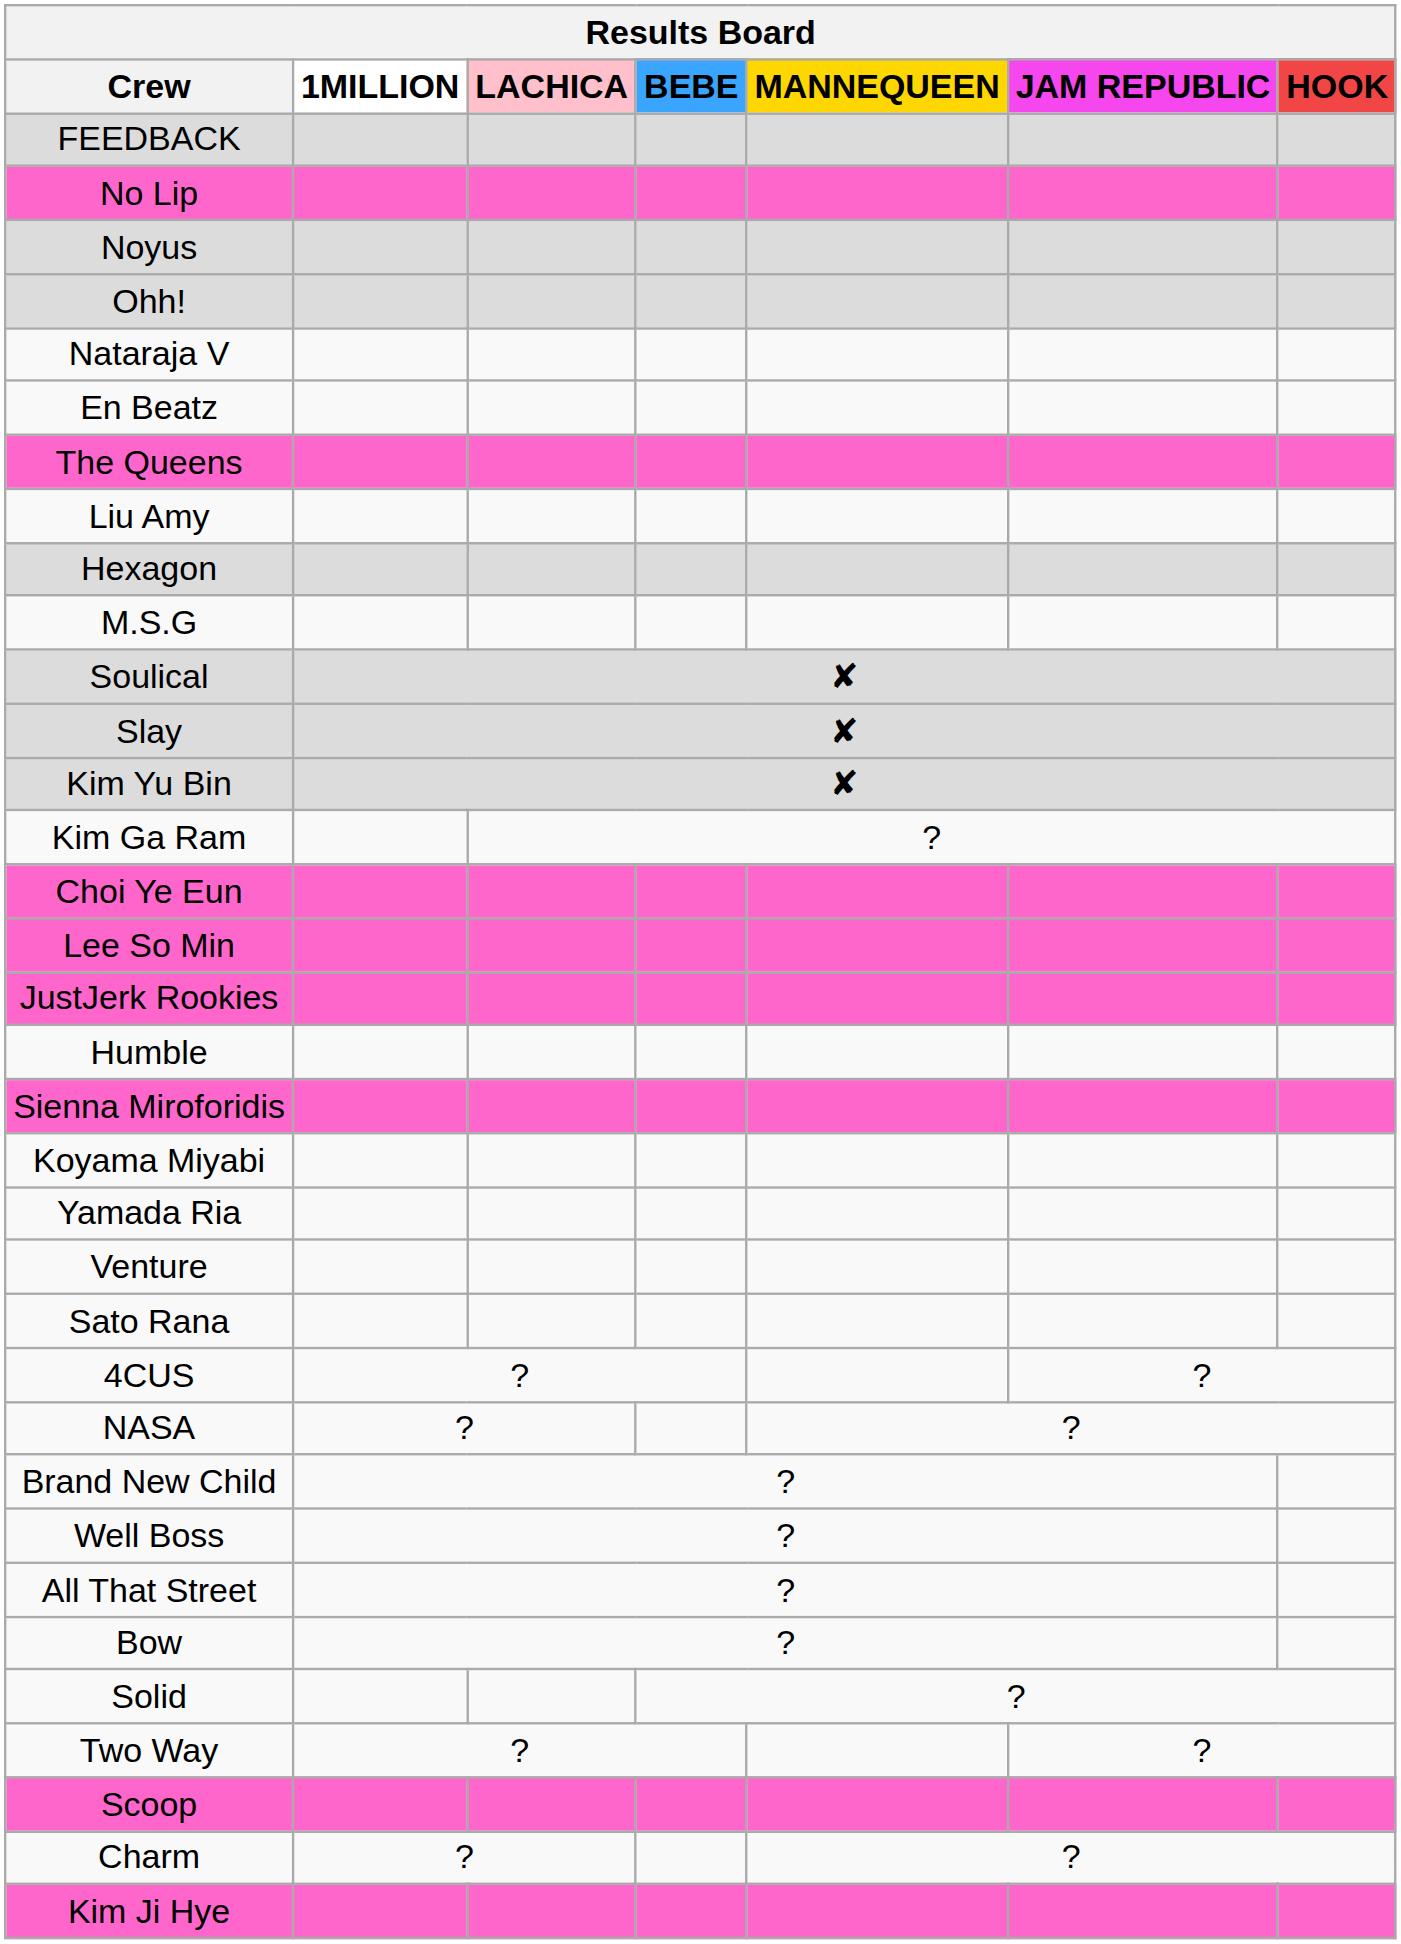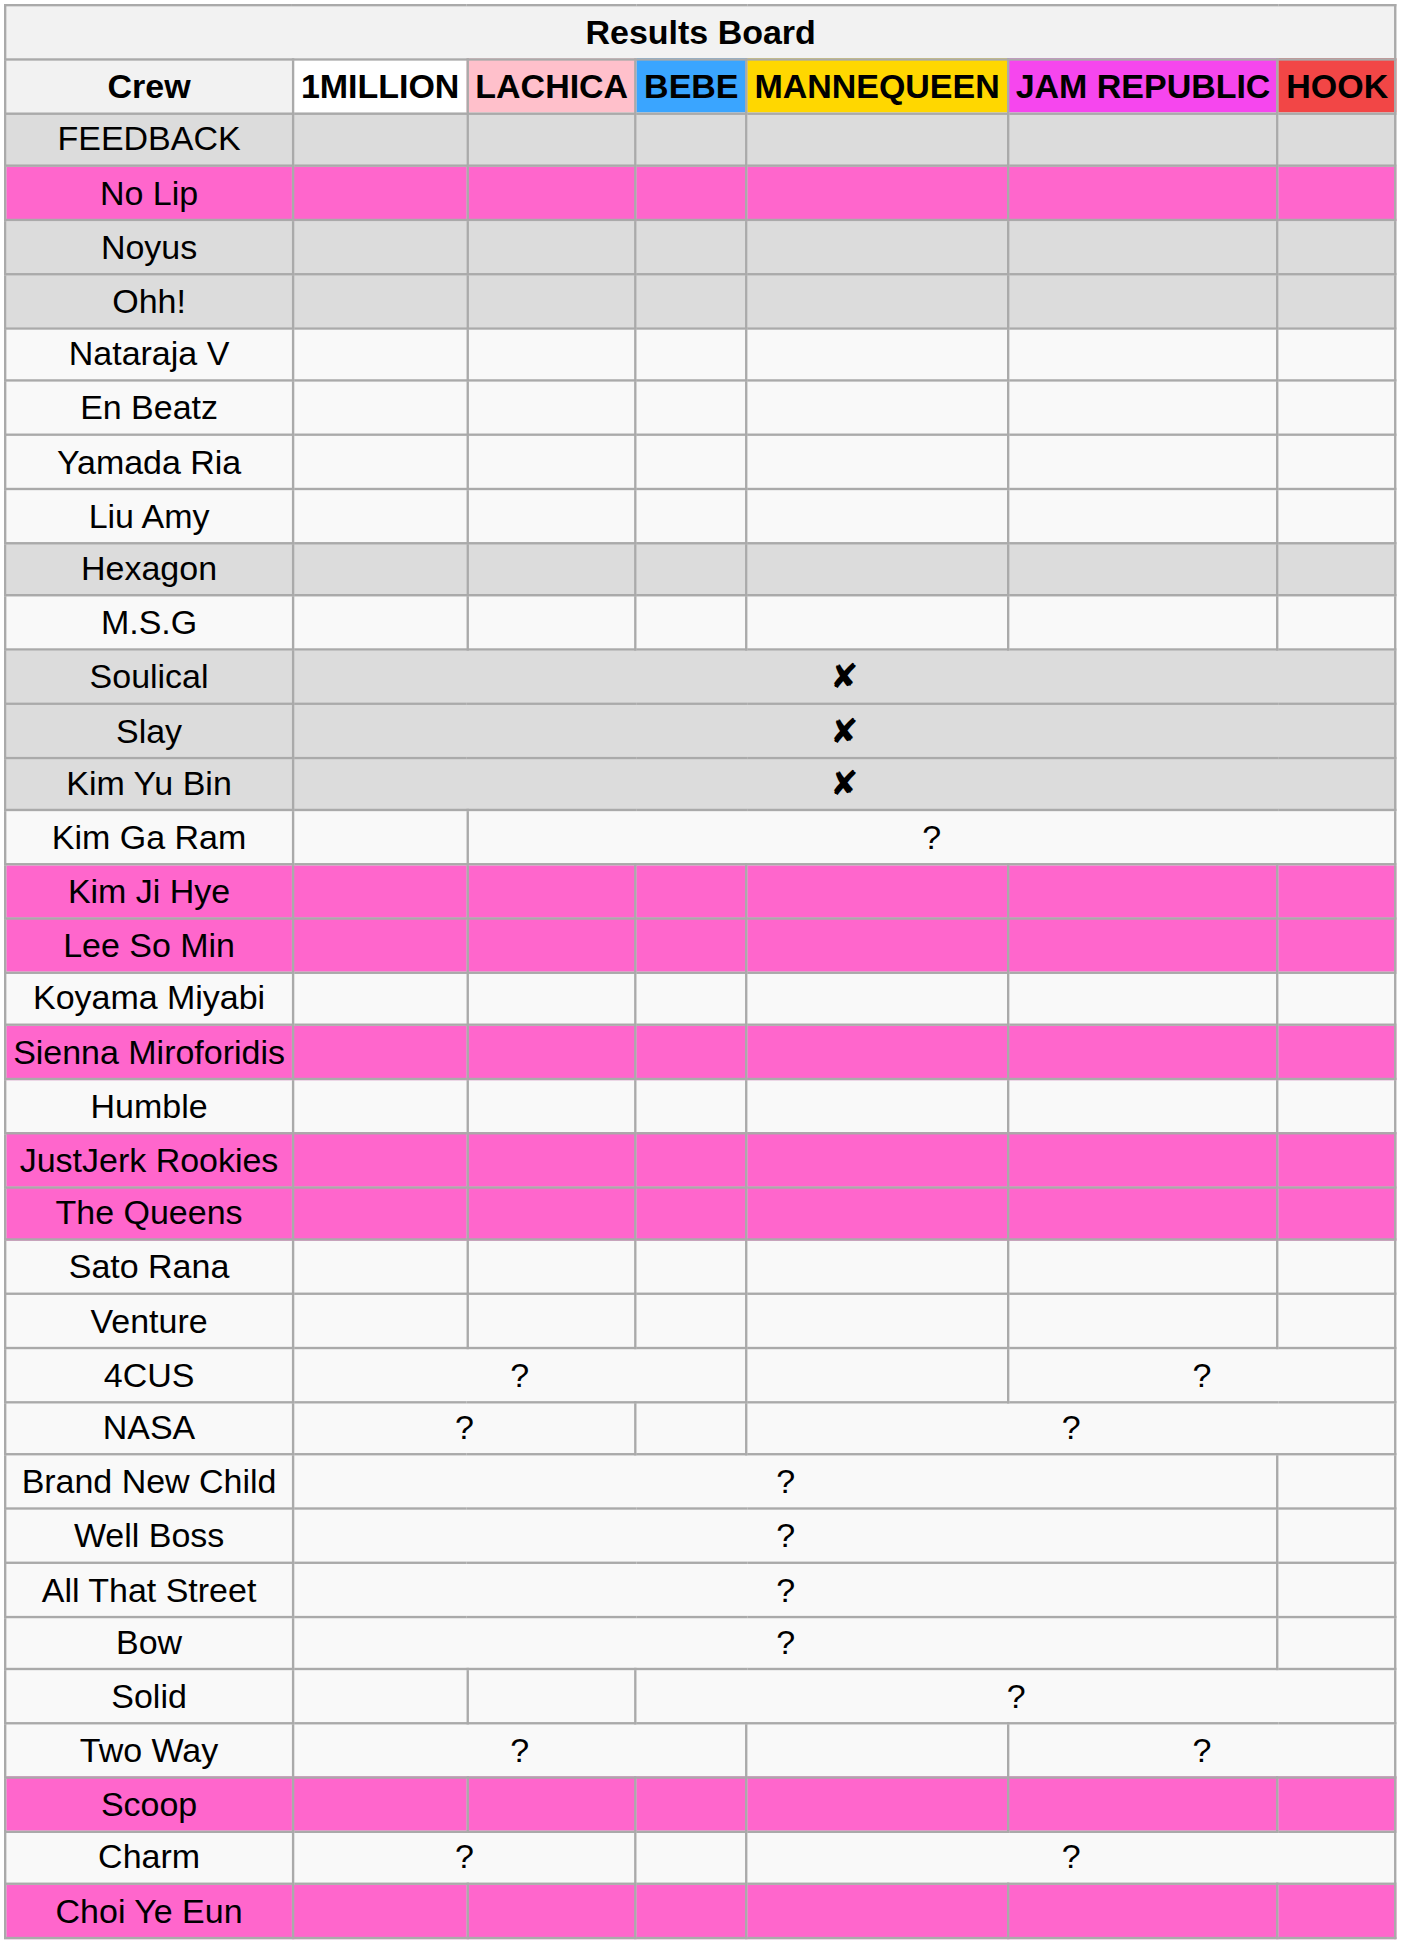rows swapped: (149, 1214) <-> (149, 462)
rows swapped: (149, 1912) <-> (149, 891)
rows swapped: (149, 999) <-> (149, 1160)
rows swapped: (149, 1053) <-> (149, 1106)
rows swapped: (149, 1321) <-> (149, 1267)
